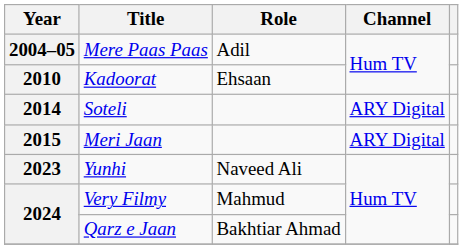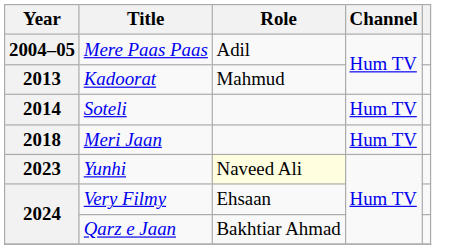(42, 79) 2010 -> (42, 79) 2013
(244, 79) Ehsaan -> (251, 79) Mahmud
(397, 109) ARY Digital -> (383, 109) Hum TV
(42, 139) 2015 -> (42, 139) 2018
(397, 139) ARY Digital -> (383, 139) Hum TV
(259, 169) no background -> (259, 169) lightyellow background
(251, 199) Mahmud -> (244, 199) Ehsaan
